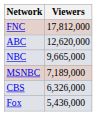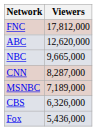+ row: (17, 73)
